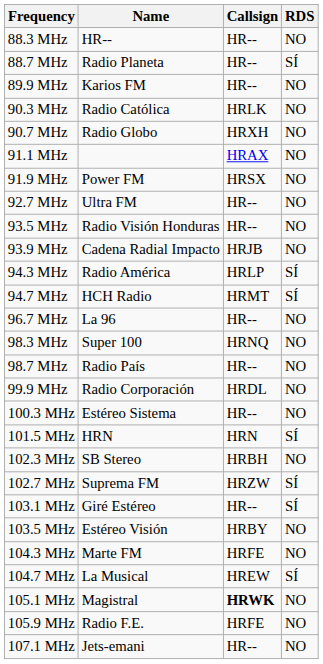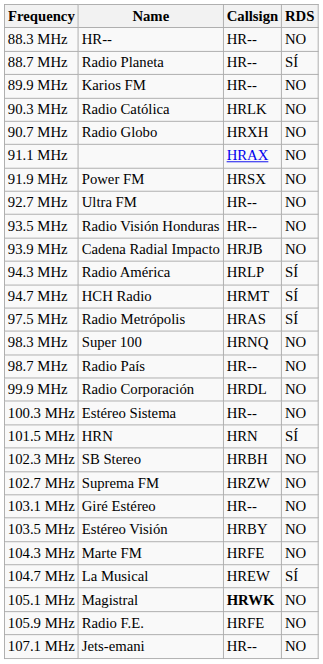- row: (38, 319)
+ row: (38, 319)
(292, 483) SÍ -> (296, 483) NO
(292, 506) SÍ -> (296, 506) NO
